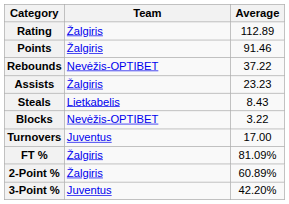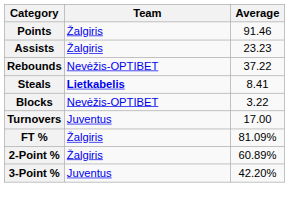- row: (34, 31)
rows swapped: (34, 66) <-> (34, 84)
(93, 102) normal -> (96, 84) bold
(258, 102) 8.43 -> (258, 84) 8.41
